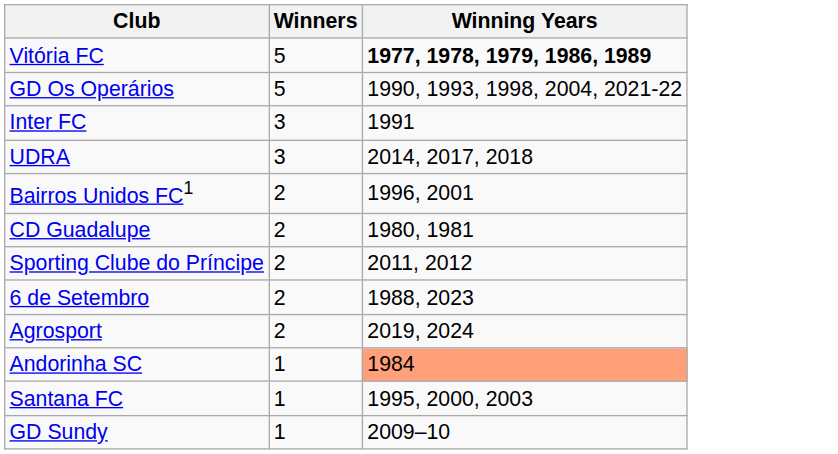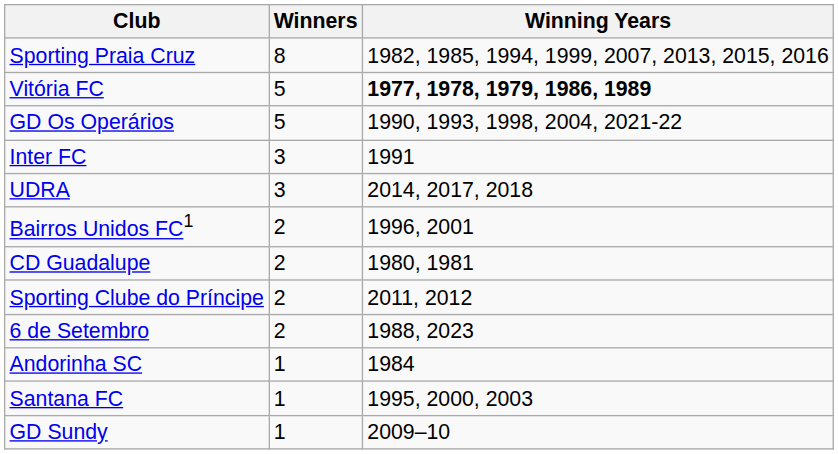+ row: (102, 55)
- row: (56, 330)
(391, 364) lightsalmon background -> (391, 364) no background
